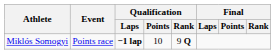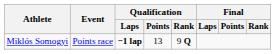(158, 42) 10 -> (158, 42) 13
